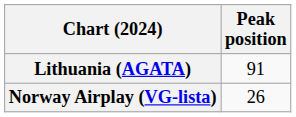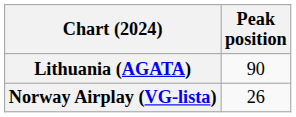(256, 68) 91 -> (256, 68) 90
